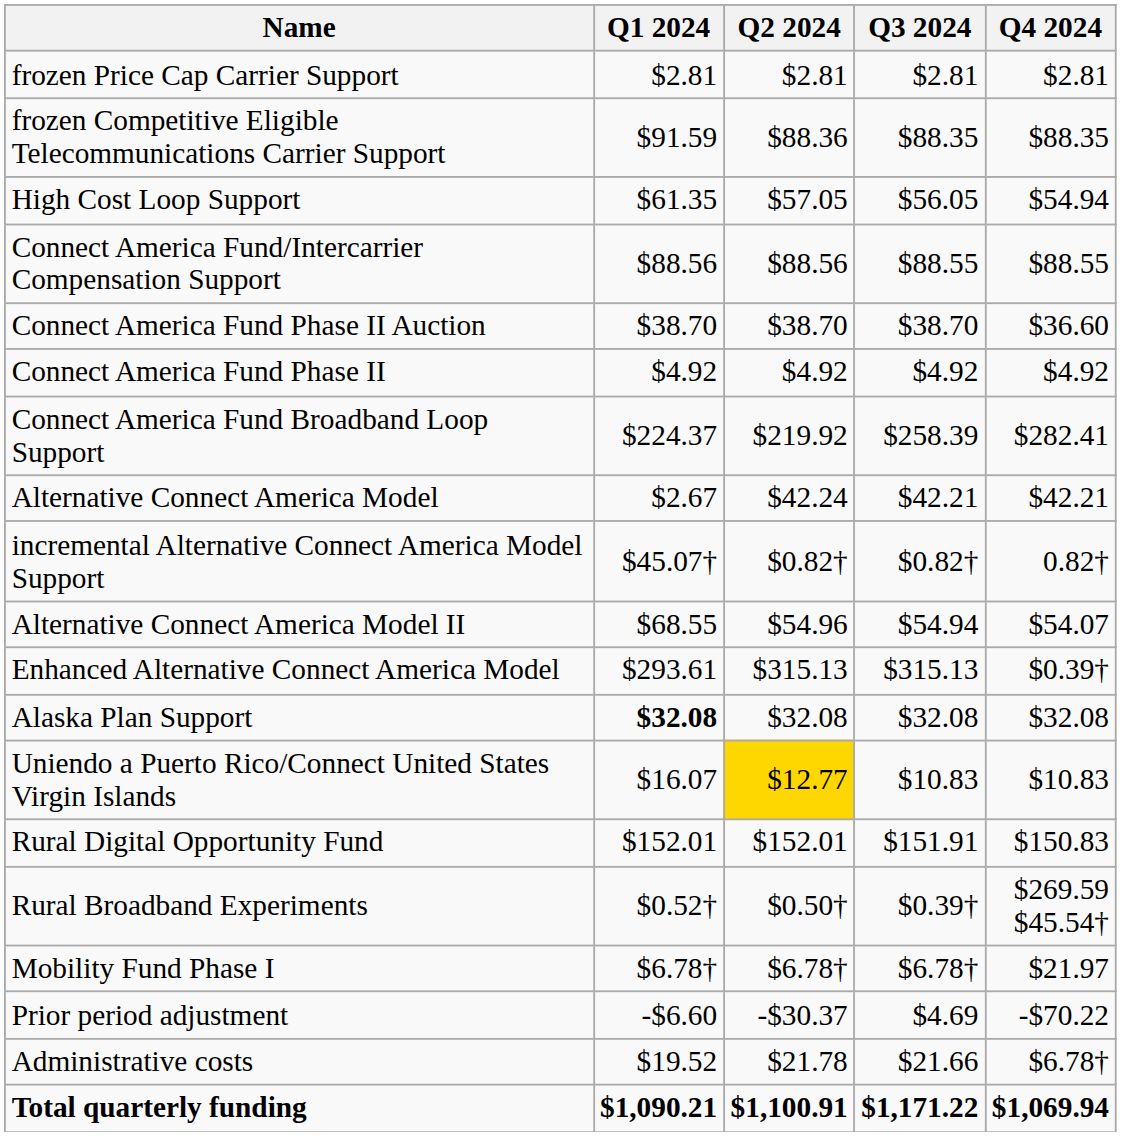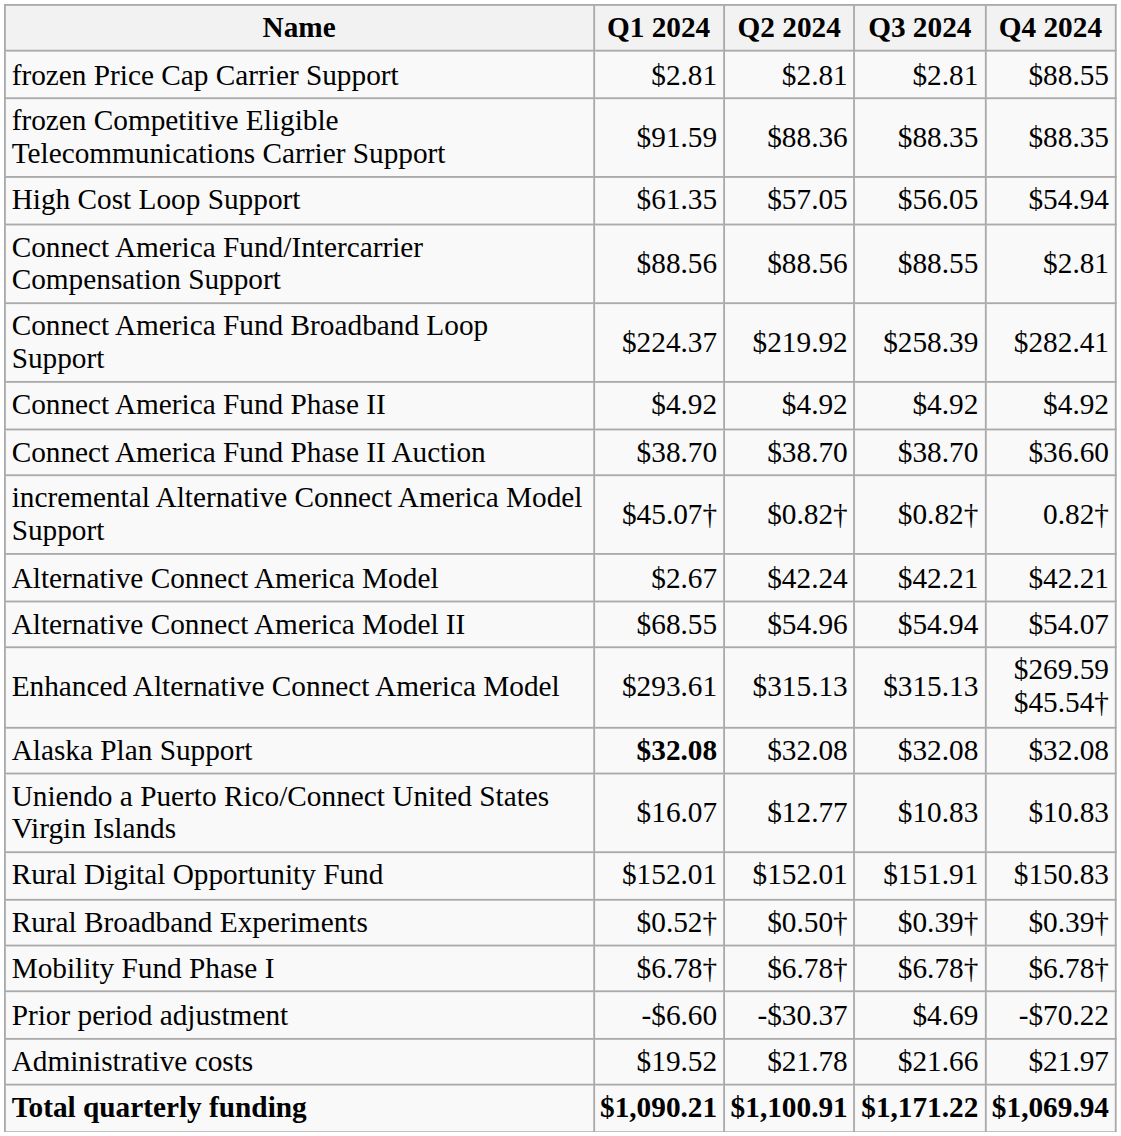(1076, 74) $2.81 -> (1069, 74) $88.55
(1069, 262) $88.55 -> (1076, 262) $2.81
rows swapped: (250, 435) <-> (249, 325)
rows swapped: (297, 560) <-> (225, 498)
(1069, 670) $0.39† -> (1061, 686) $269.59 $45.54†
(807, 779) gold background -> (807, 812) no background
(1061, 905) $269.59 $45.54† -> (1069, 921) $0.39†
(1069, 968) $21.97 -> (1069, 968) $6.78†
(1069, 1061) $6.78† -> (1069, 1061) $21.97
